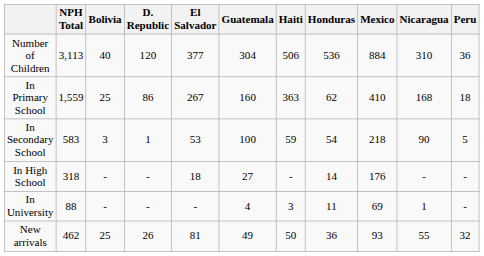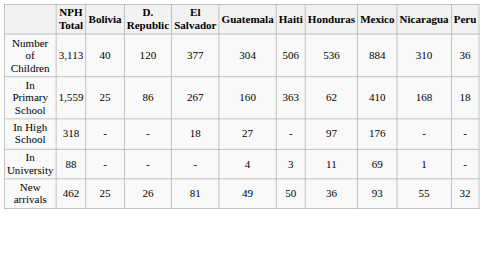- row: (30, 140)
(331, 176) 14 -> (331, 134) 97
